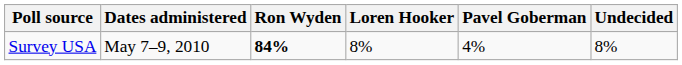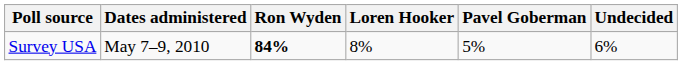(474, 45) 4% -> (474, 45) 5%
(606, 45) 8% -> (606, 45) 6%
